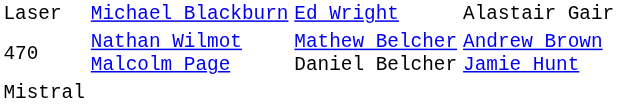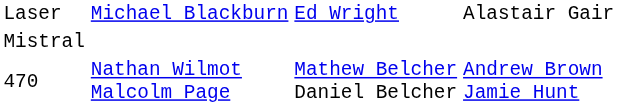rows swapped: (21, 53) <-> (44, 93)
